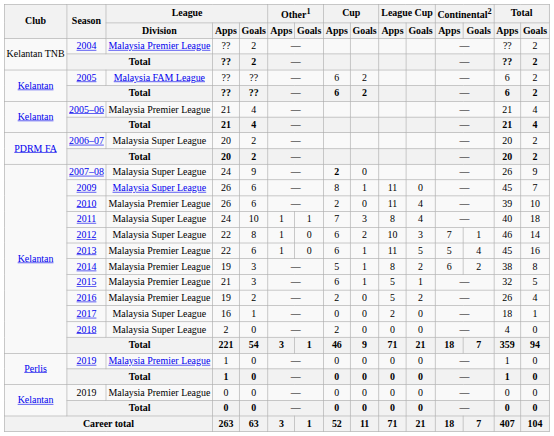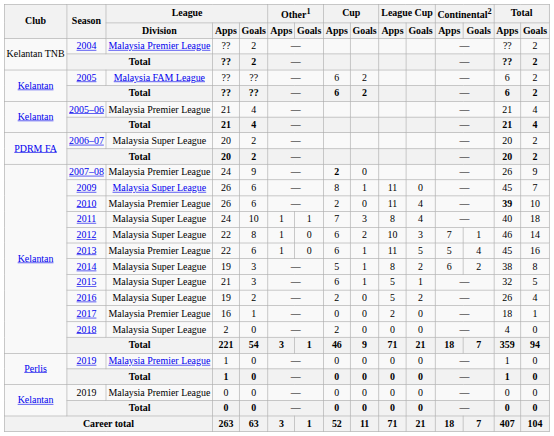(159, 172) Malaysia Super League -> (159, 172) Malaysia Premier League
(507, 203) normal -> (507, 203) bold
(159, 266) Malaysia Premier League -> (159, 266) Malaysia Super League
(159, 282) Malaysia Premier League -> (159, 282) Malaysia Super League
(159, 298) Malaysia Premier League -> (159, 298) Malaysia Super League
(159, 313) Malaysia Super League -> (159, 313) Malaysia Premier League
